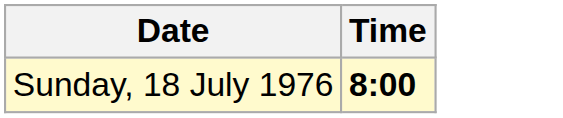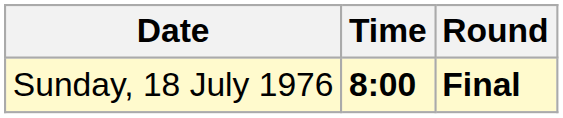+ column: (495, 31)
